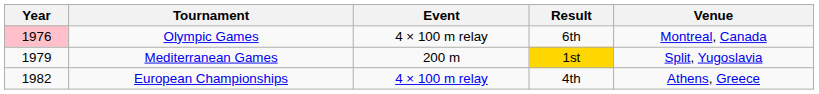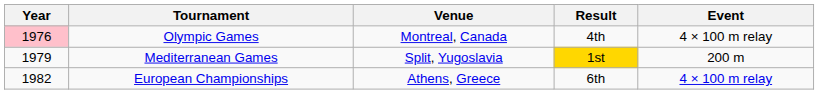columns swapped: (714, 15) <-> (441, 15)
(571, 37) 6th -> (596, 37) 4th
(571, 79) 4th -> (596, 79) 6th
